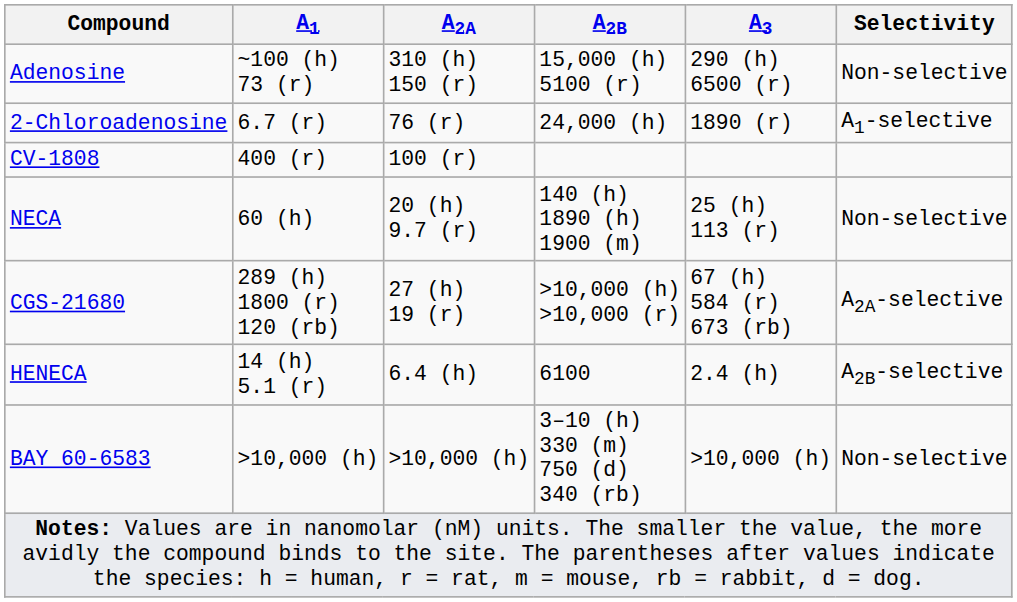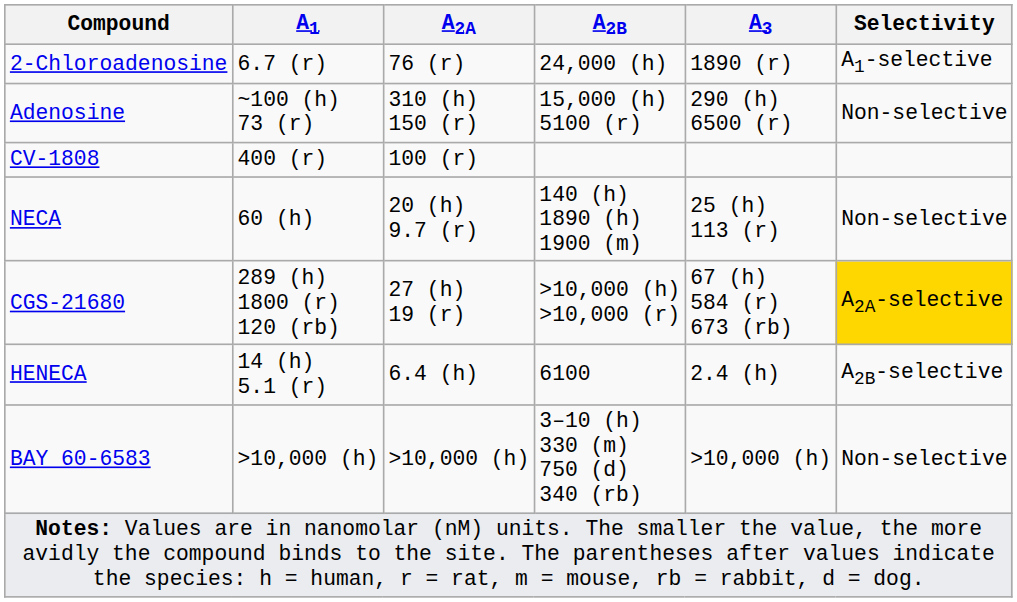rows swapped: (67, 73) <-> (119, 123)
(922, 303) no background -> (922, 303) gold background
